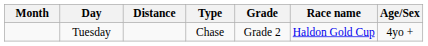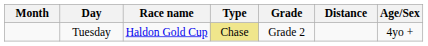columns swapped: (334, 13) <-> (154, 13)
(210, 31) no background -> (234, 31) khaki background
